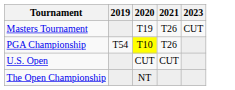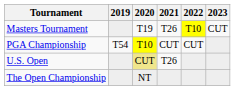+ column: (193, 12)
(169, 45) T26 -> (169, 45) CUT
(145, 61) no background -> (145, 61) khaki background
(169, 61) CUT -> (169, 61) T26
